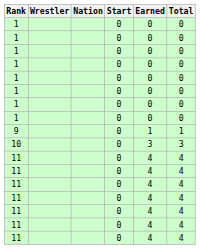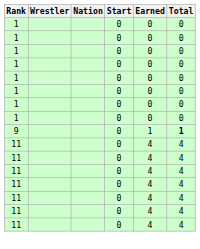(181, 131) normal -> (181, 131) bold
- row: (16, 144)
